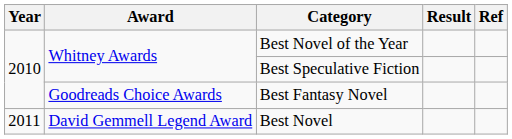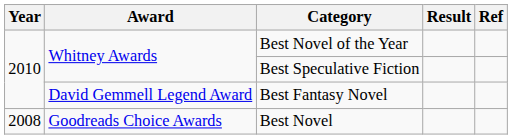(135, 95) Goodreads Choice Awards -> (150, 95) David Gemmell Legend Award
(24, 120) 2011 -> (25, 120) 2008
(150, 120) David Gemmell Legend Award -> (135, 120) Goodreads Choice Awards
